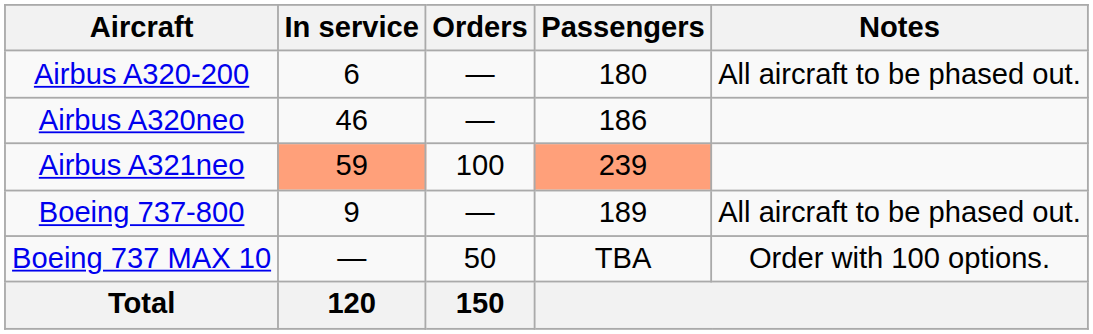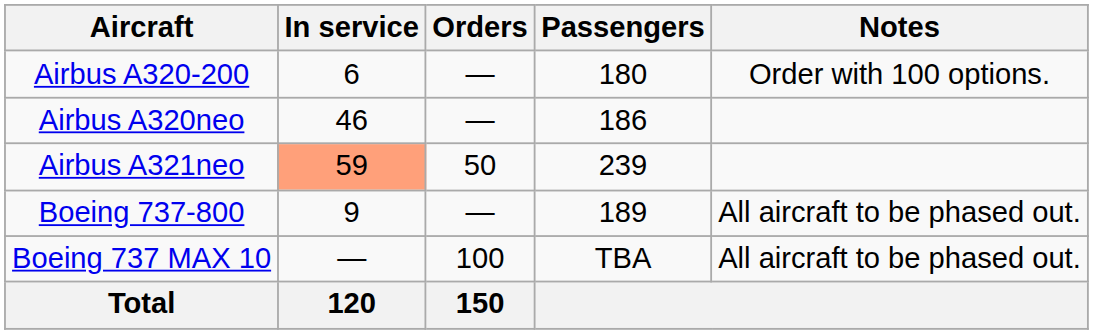(899, 73) All aircraft to be phased out. -> (899, 73) Order with 100 options.
(480, 166) 100 -> (480, 166) 50
(623, 166) lightsalmon background -> (623, 166) no background
(480, 258) 50 -> (480, 258) 100
(899, 258) Order with 100 options. -> (899, 258) All aircraft to be phased out.
